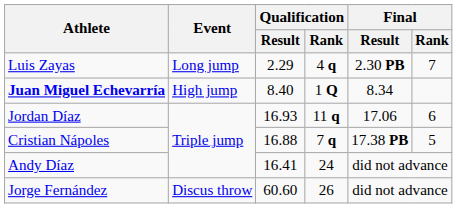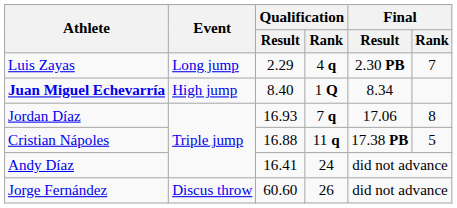(326, 115) 11 q -> (326, 115) 7 q
(432, 115) 6 -> (432, 115) 8
(326, 140) 7 q -> (326, 140) 11 q
